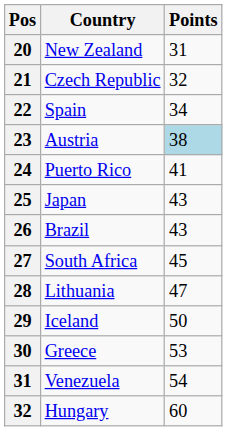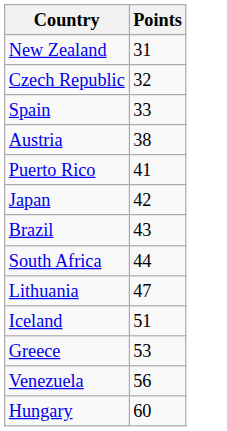- column: (23, 19)
(178, 109) 34 -> (142, 109) 33
(178, 140) lightblue background -> (142, 140) no background
(178, 200) 43 -> (142, 200) 42
(178, 260) 45 -> (142, 260) 44
(178, 320) 50 -> (142, 320) 51
(178, 380) 54 -> (142, 380) 56
